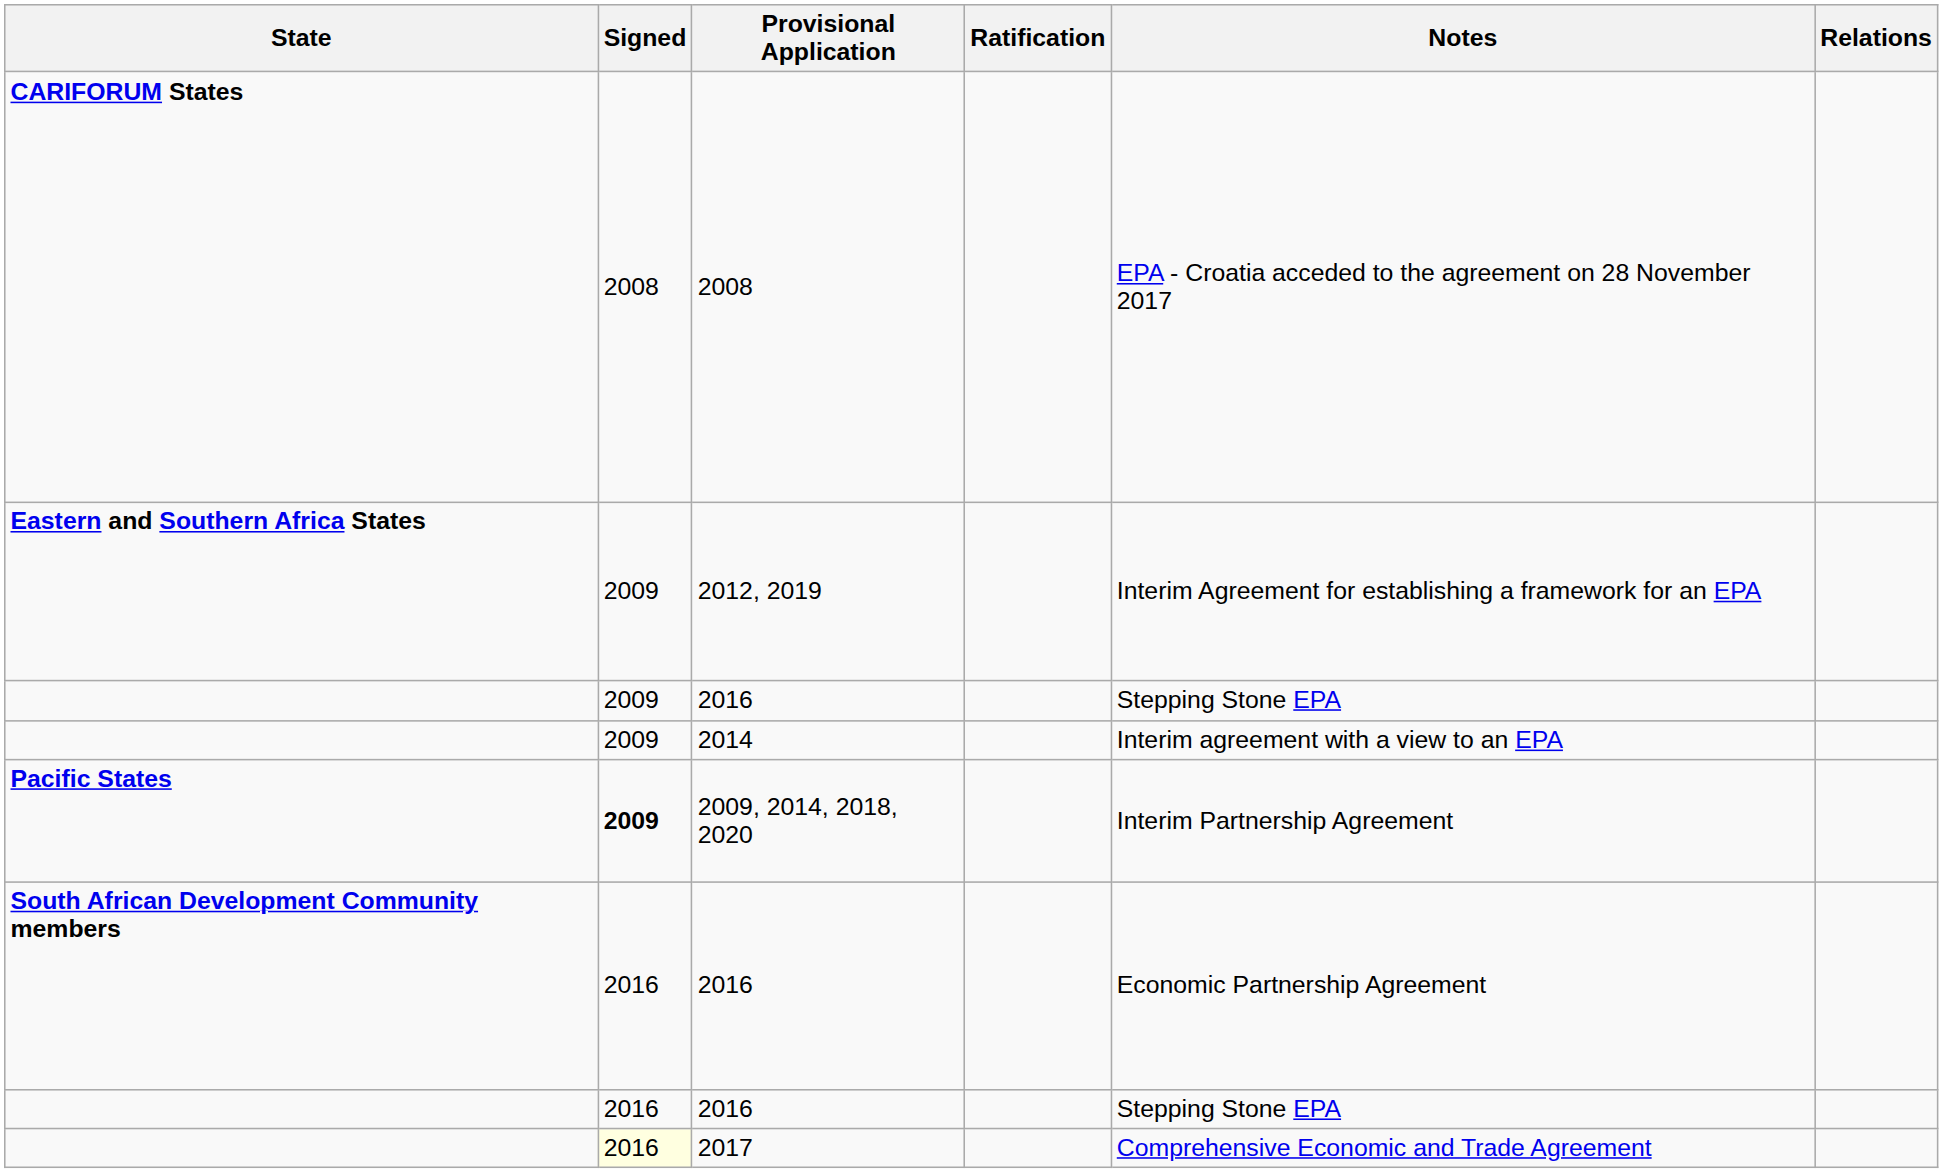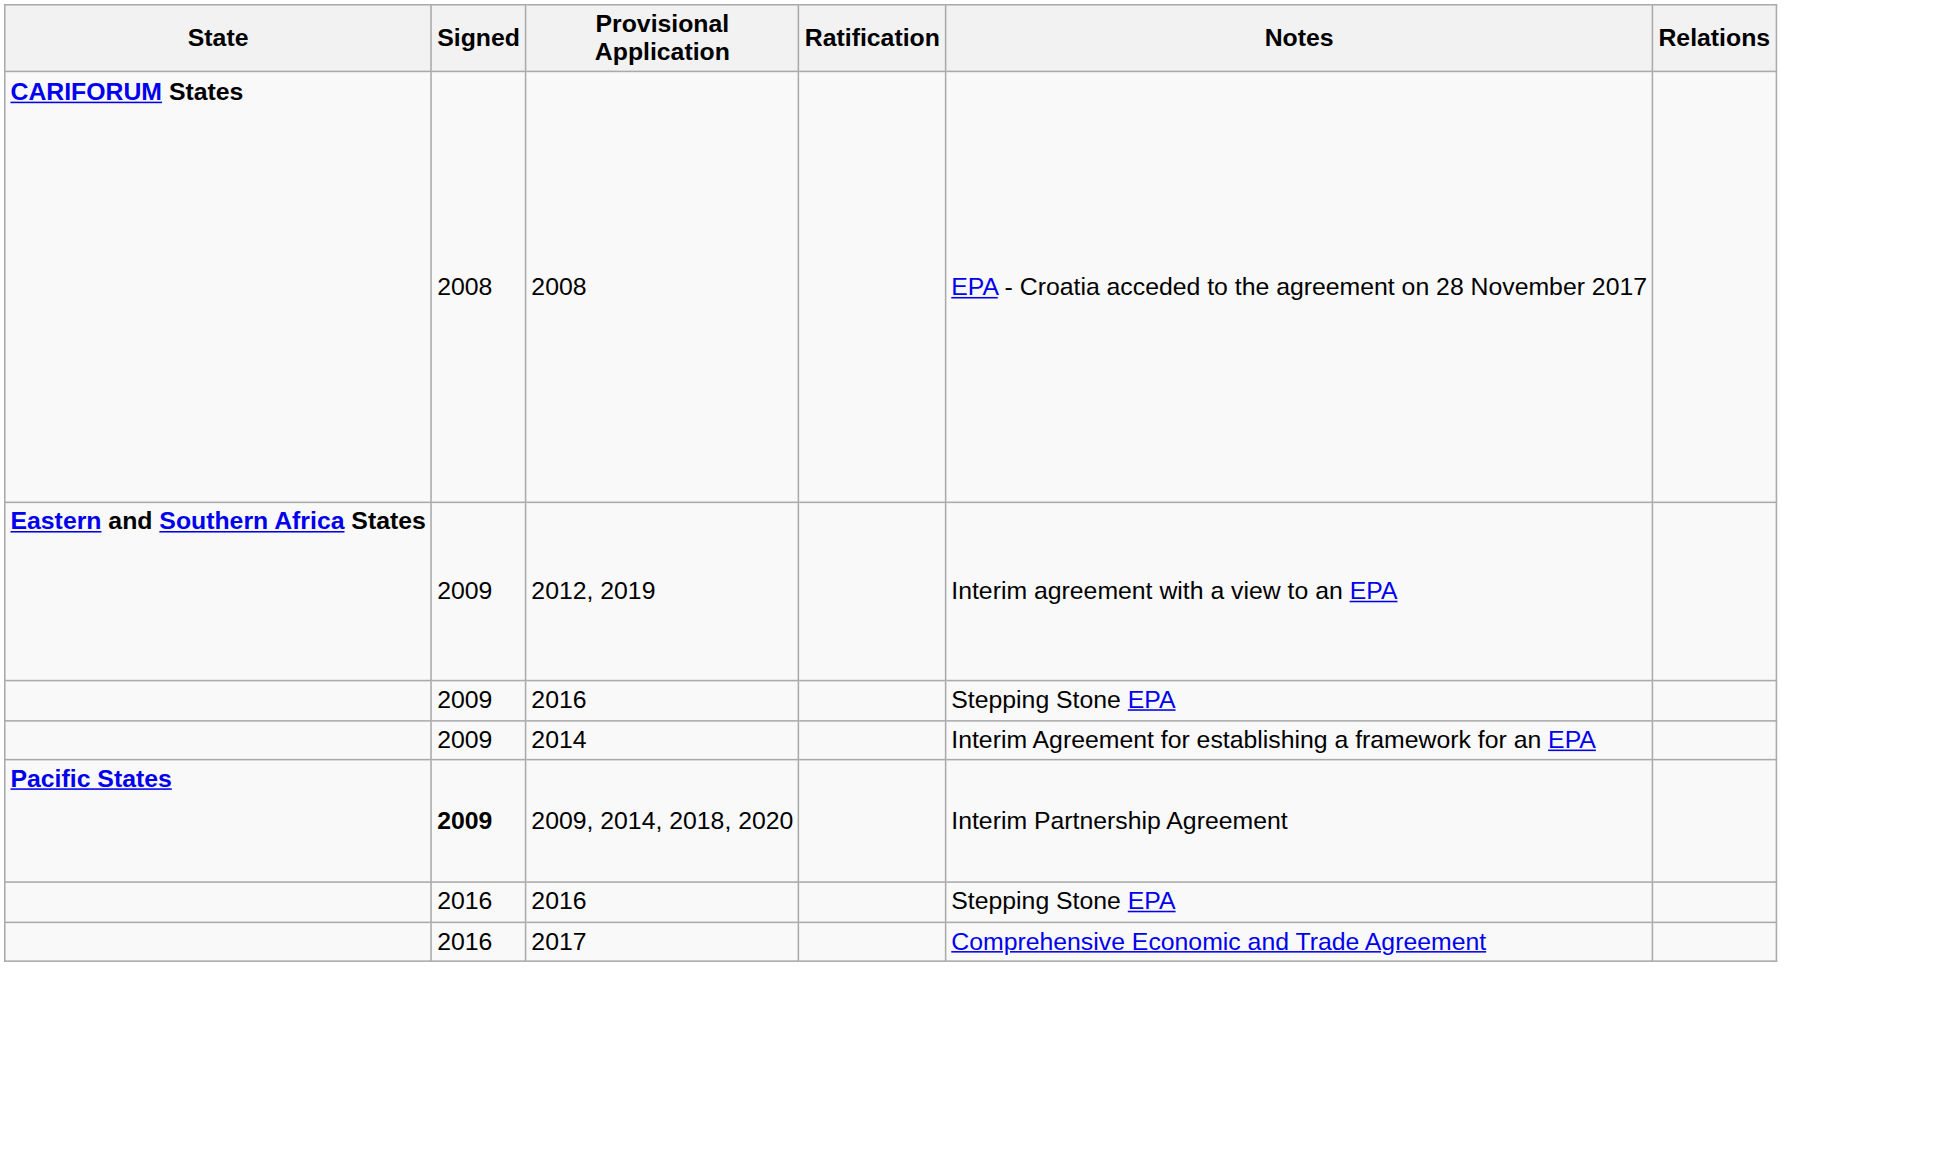(1439, 591) Interim Agreement for establishing a framework for an EPA -> (1174, 591) Interim agreement with a view to an EPA
(1340, 739) Interim agreement with a view to an EPA -> (1274, 739) Interim Agreement for establishing a framework for an EPA
- row: (244, 915)
(631, 1147) lightyellow background -> (465, 941) no background
